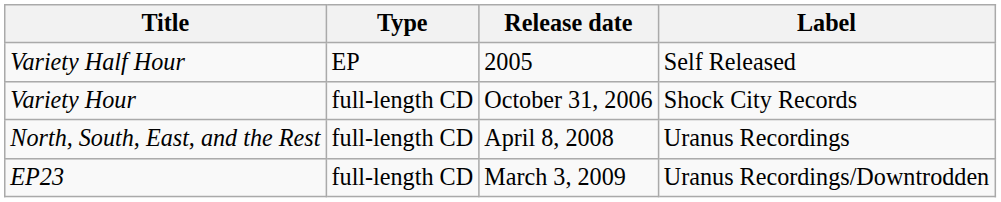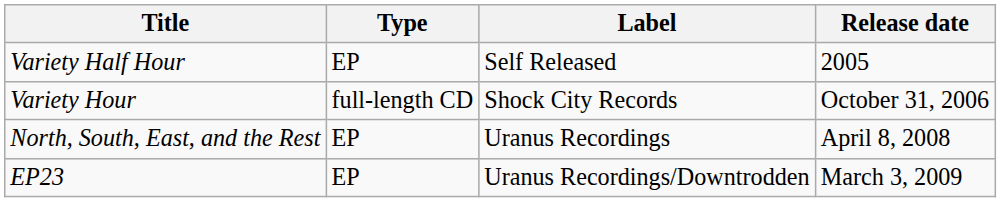columns swapped: (826, 23) <-> (568, 23)
(402, 138) full-length CD -> (346, 138) EP
(402, 176) full-length CD -> (346, 176) EP
